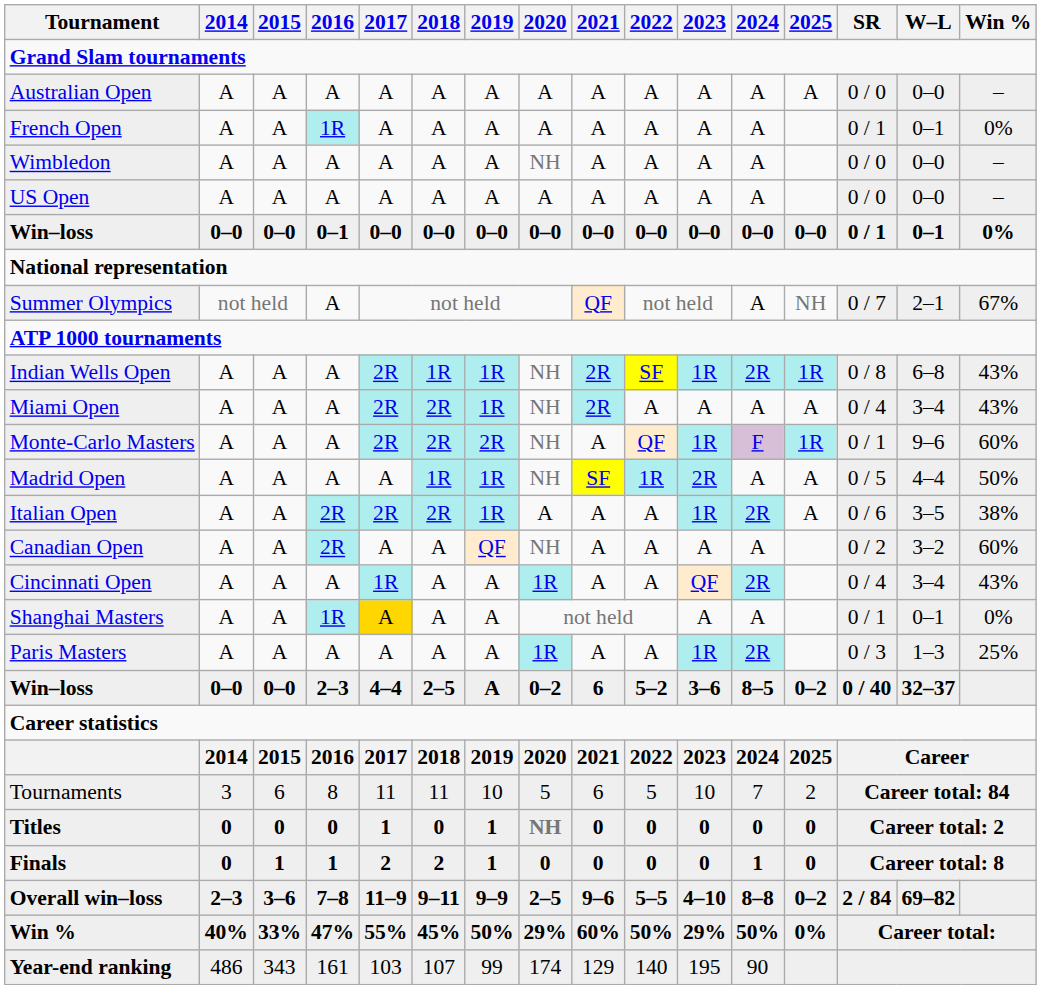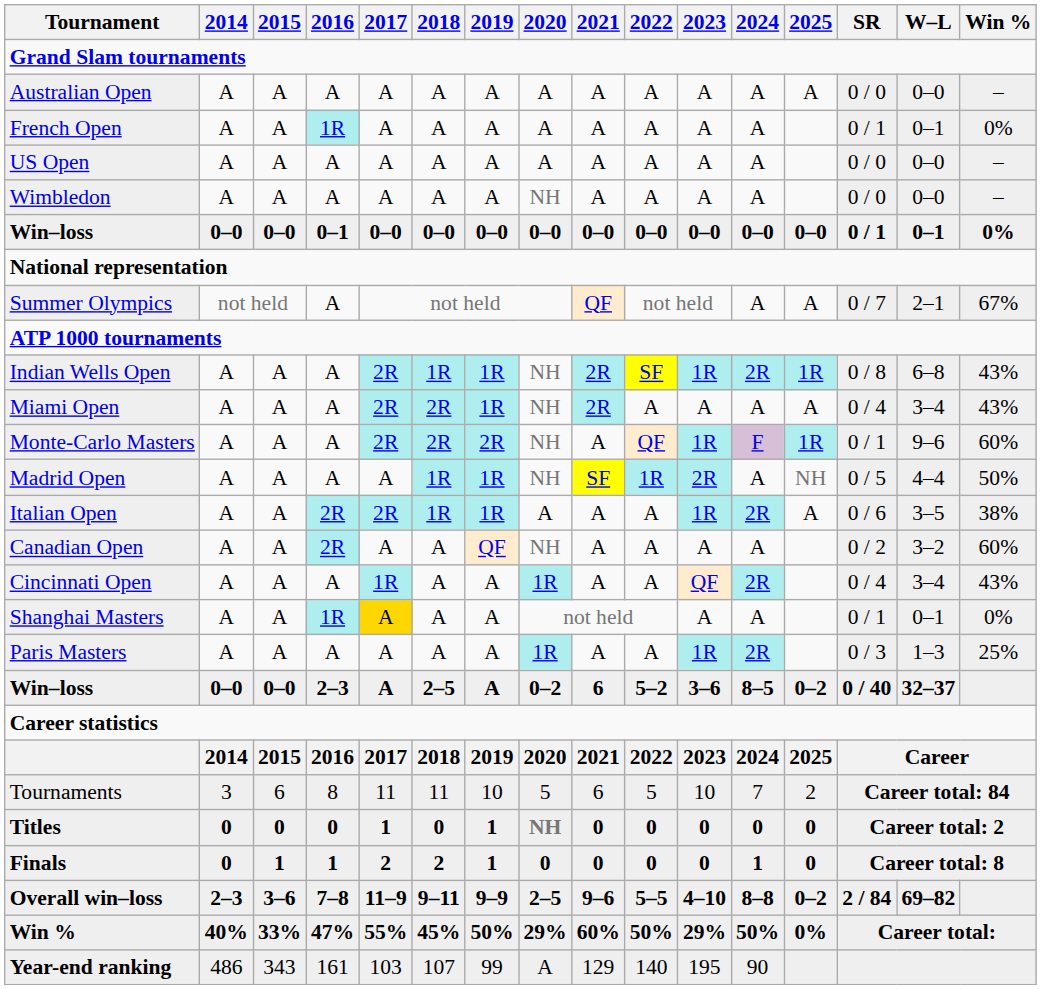rows swapped: (60, 161) <-> (50, 196)
(811, 301) NH -> (811, 301) A
(811, 476) A -> (811, 476) NH
(439, 511) 2R -> (439, 511) 1R
(386, 686) 4–4 -> (386, 686) A
(545, 966) 174 -> (545, 966) A
